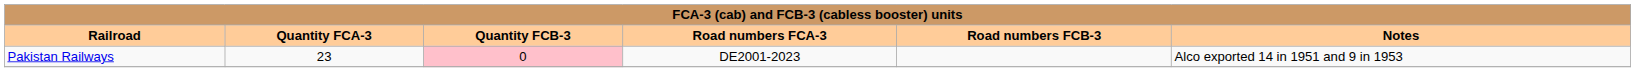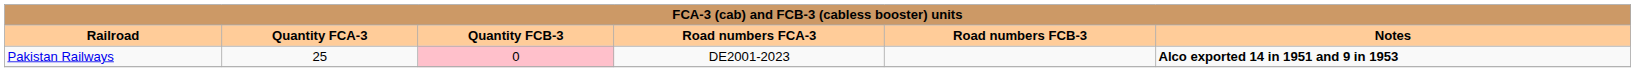(324, 56) 23 -> (320, 56) 25
(1289, 56) normal -> (1278, 56) bold
